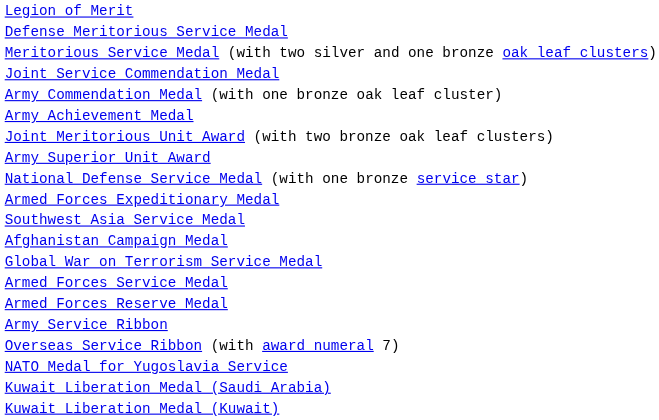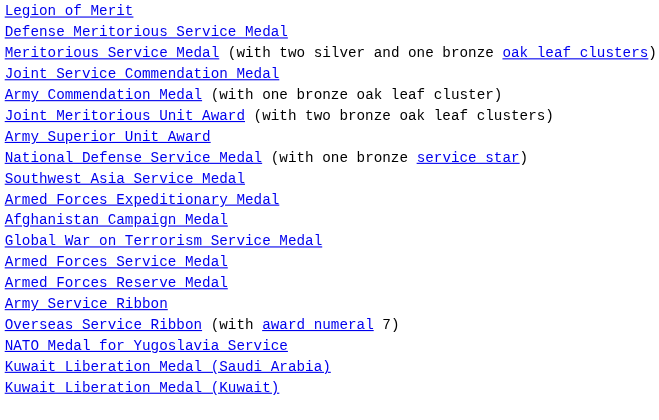- row: (99, 116)
rows swapped: (142, 200) <-> (125, 221)
